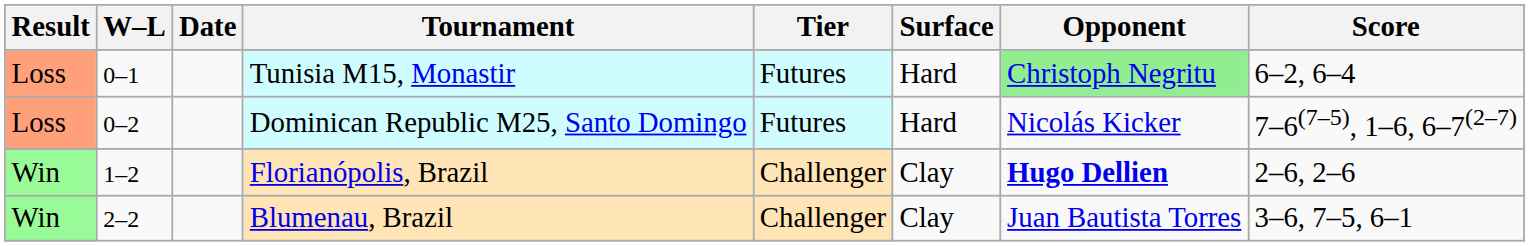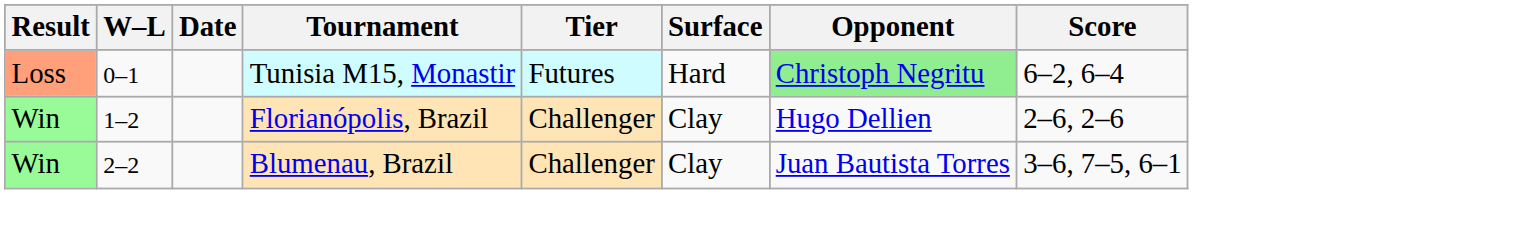- row: (498, 122)
(1088, 172) bold -> (854, 118) normal
